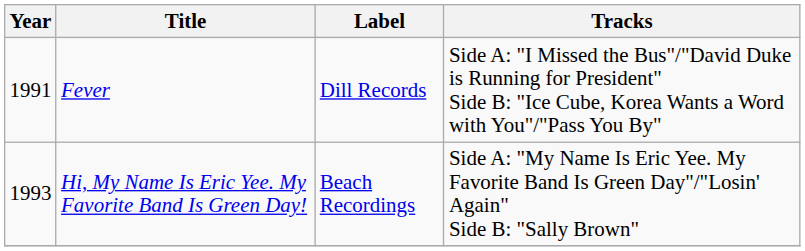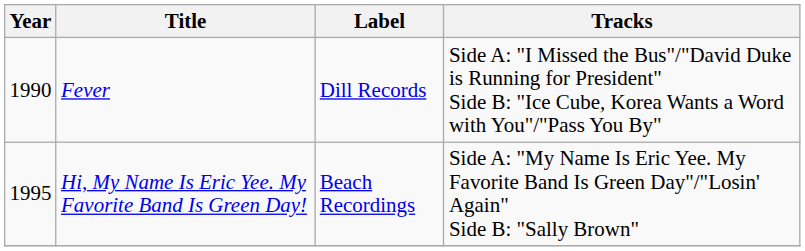(30, 89) 1991 -> (30, 89) 1990
(30, 193) 1993 -> (30, 193) 1995
